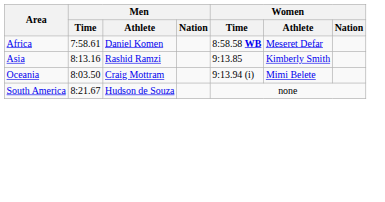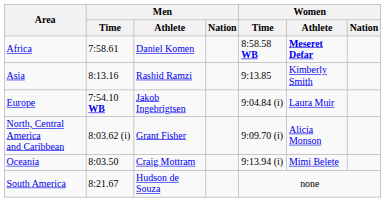(294, 43) normal -> (306, 49) bold
+ row: (21, 103)
+ row: (35, 135)
